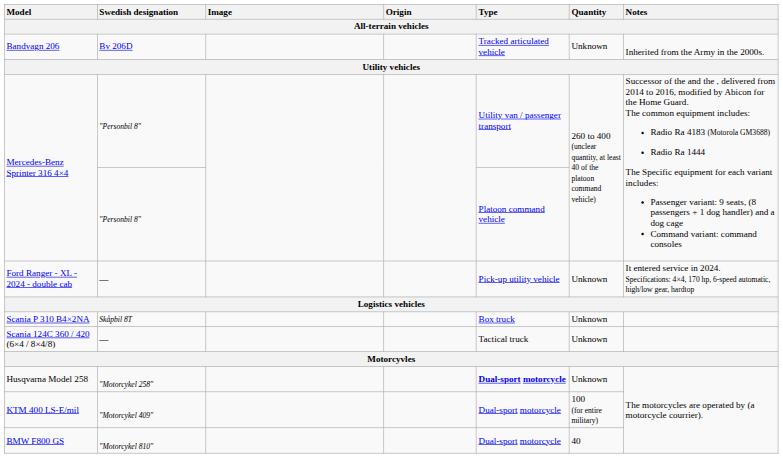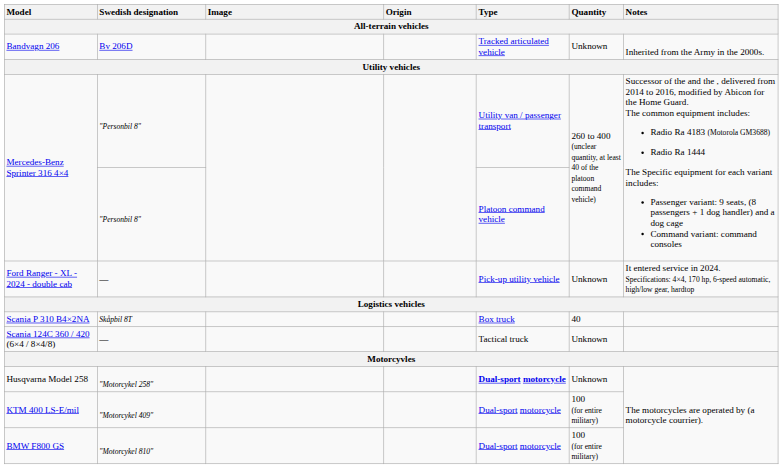(589, 318) Unknown -> (576, 318) 40
(576, 440) 40 -> (587, 445) 100 (for entire military)
